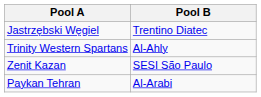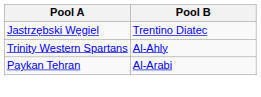- row: (36, 65)
